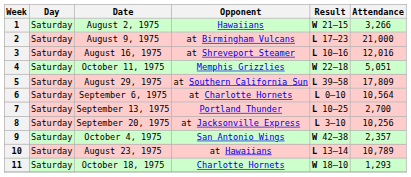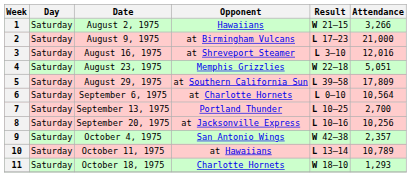(330, 53) L 10–16 -> (330, 53) L 3–10
(123, 67) October 11, 1975 -> (123, 67) August 23, 1975
(330, 123) L 3–10 -> (330, 123) L 10–16
(123, 151) August 23, 1975 -> (123, 151) October 11, 1975
